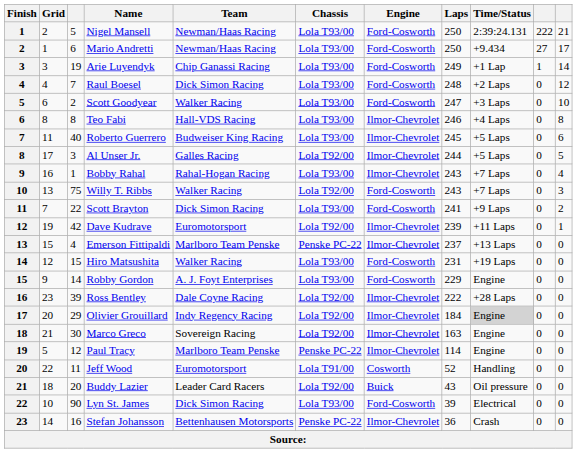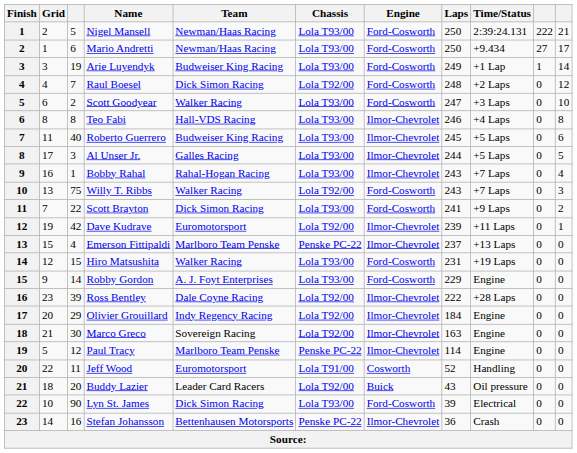(223, 66) Chip Ganassi Racing -> (229, 66) Budweiser King Racing
(326, 84) Lola T93/00 -> (326, 84) Lola T92/00
(326, 155) Lola T92/00 -> (326, 155) Lola T93/00
(489, 315) lightgrey background -> (489, 315) no background
